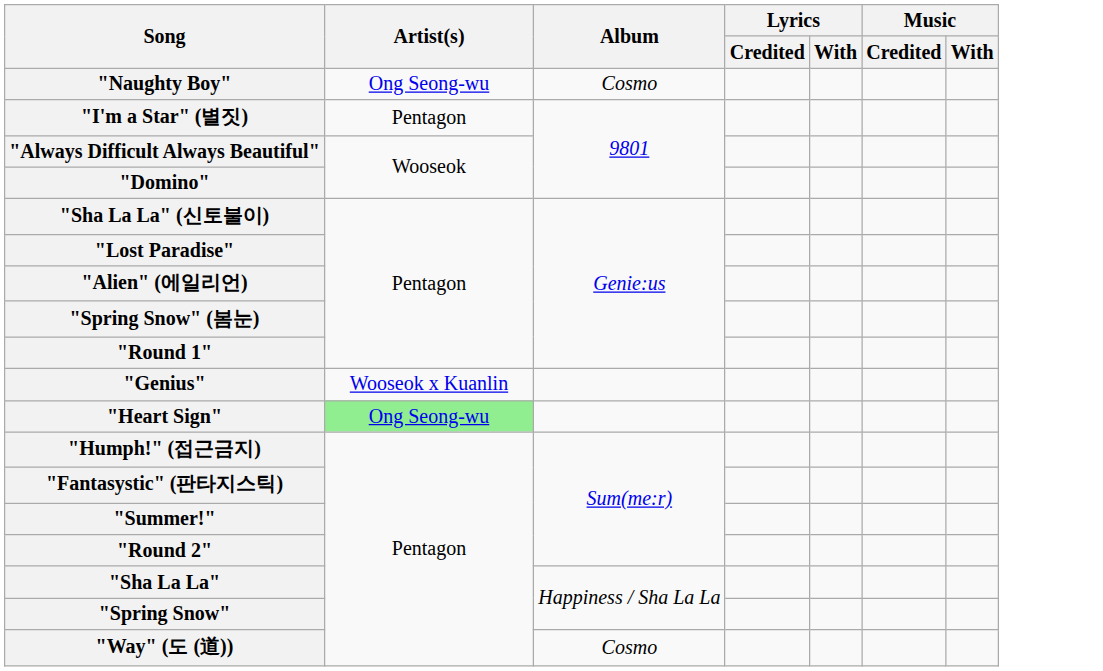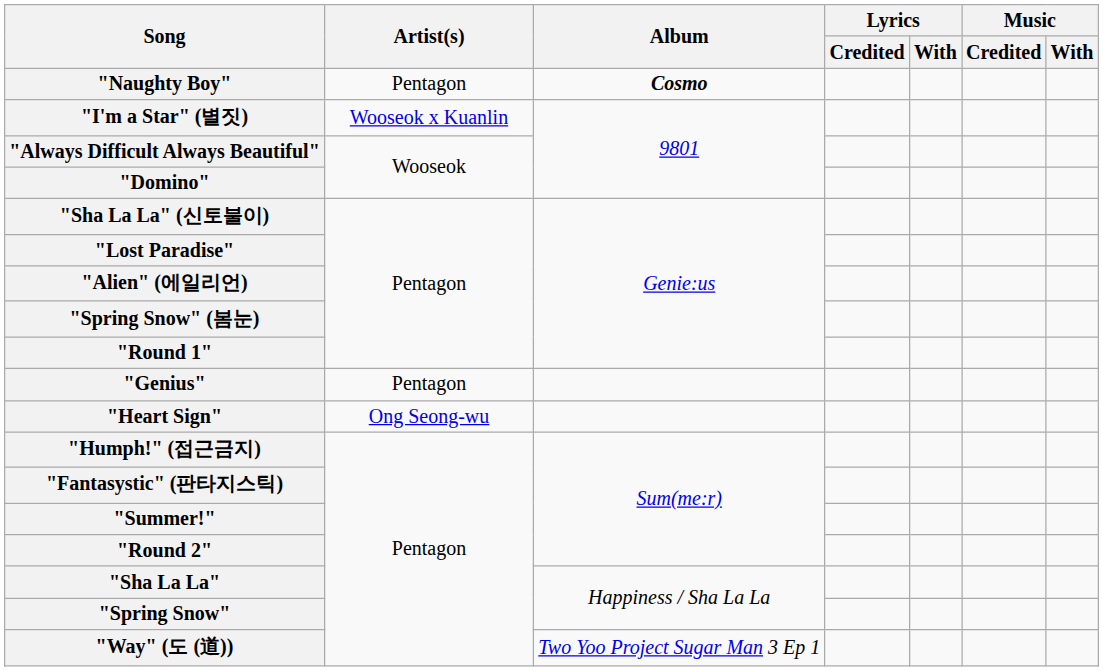(429, 83) Ong Seong-wu -> (429, 83) Pentagon
(629, 83) normal -> (679, 83) bold
(429, 117) Pentagon -> (429, 117) Wooseok x Kuanlin
(429, 384) Wooseok x Kuanlin -> (429, 384) Pentagon
(429, 415) lightgreen background -> (429, 415) no background
(629, 647) Cosmo -> (679, 647) Two Yoo Project Sugar Man 3 Ep 1
